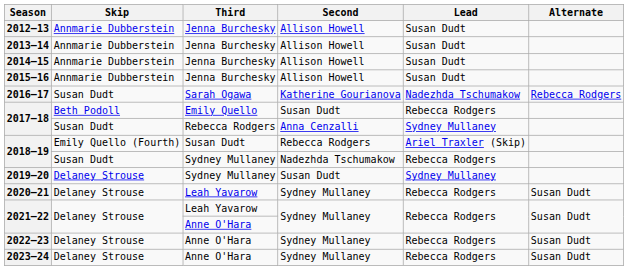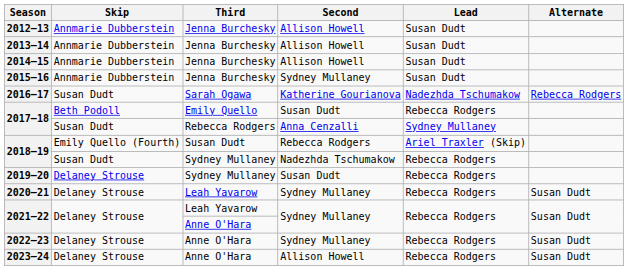(322, 78) Allison Howell -> (325, 78) Sydney Mullaney
(451, 176) Sydney Mullaney -> (451, 176) Rebecca Rodgers
(325, 257) Sydney Mullaney -> (322, 257) Allison Howell
